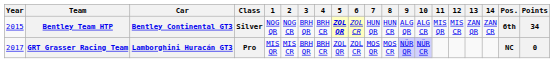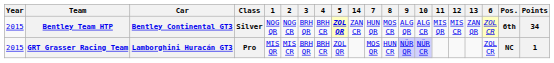columns swapped: (356, 10) <-> (490, 10)
(390, 27) HUN CR -> (390, 27) MOS CR
(15, 48) 2017 -> (15, 48) 2015
(390, 48) MOS CR -> (390, 48) HUN CR
(535, 48) 0 -> (535, 48) 1
